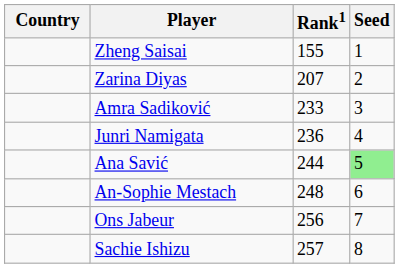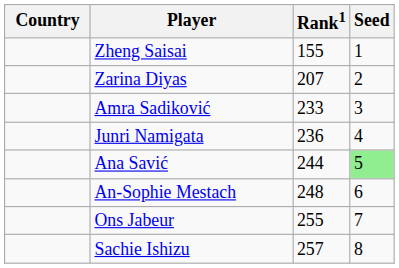(310, 220) 256 -> (310, 220) 255
